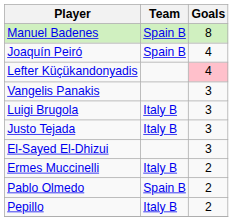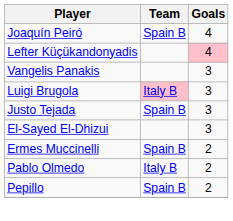- row: (53, 33)
(160, 110) no background -> (160, 91) pink background
(160, 129) Italy B -> (165, 110) Spain B
(160, 168) Italy B -> (165, 149) Spain B
(165, 187) Spain B -> (160, 168) Italy B
(160, 206) Italy B -> (165, 187) Spain B
